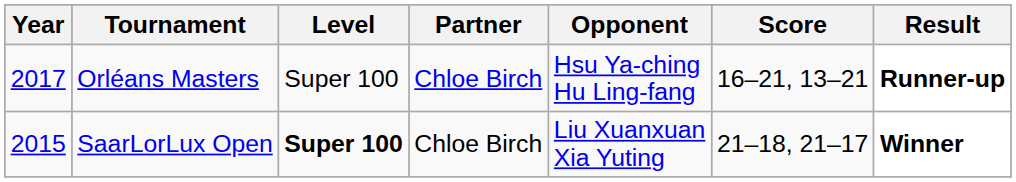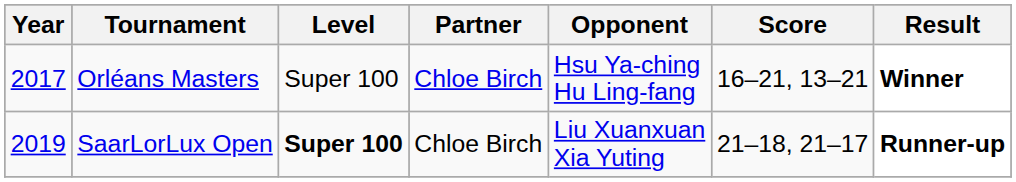(942, 78) Runner-up -> (922, 78) Winner
(38, 144) 2015 -> (38, 144) 2019
(922, 144) Winner -> (942, 144) Runner-up
